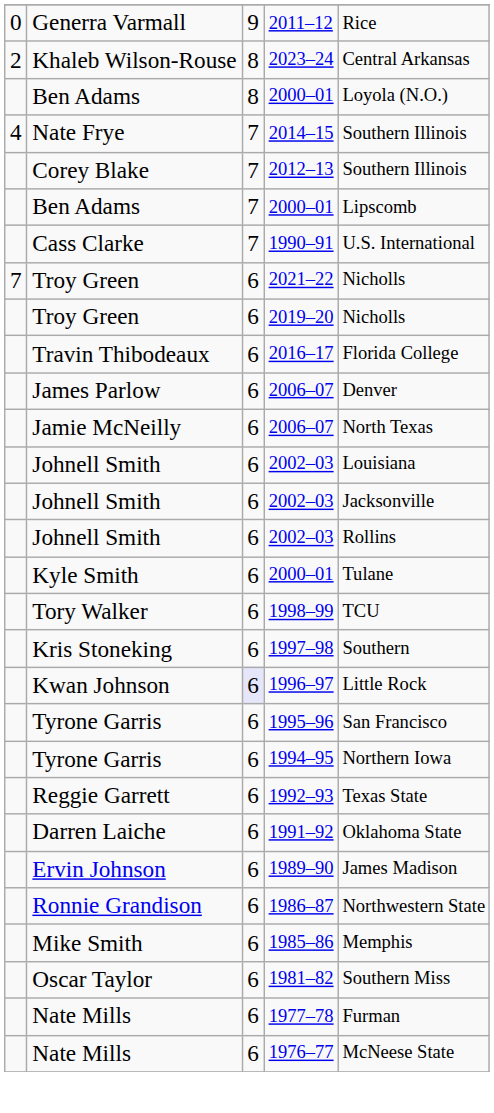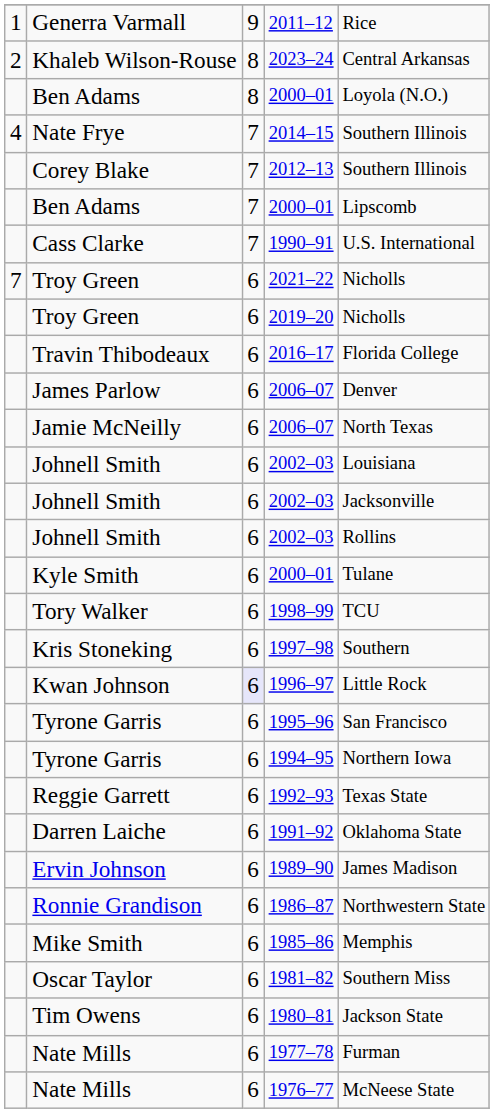(16, 22) 0 -> (16, 22) 1
+ row: (86, 1016)
